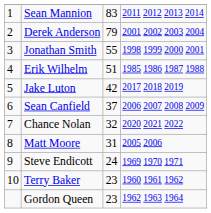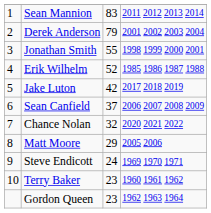(112, 69) 51 -> (112, 69) 52
(112, 143) 31 -> (112, 143) 29
